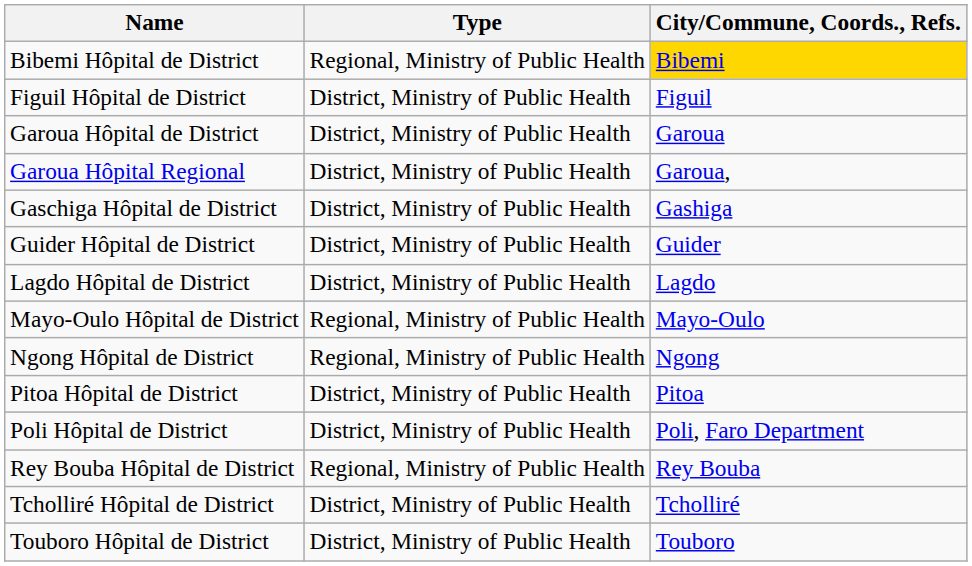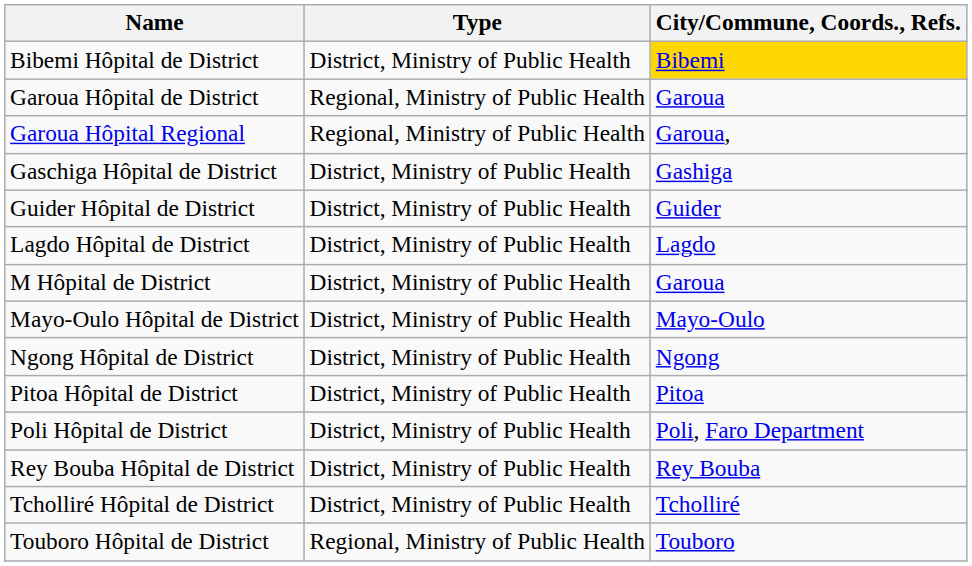(477, 60) Regional, Ministry of Public Health -> (470, 60) District, Ministry of Public Health
- row: (128, 97)
(470, 134) District, Ministry of Public Health -> (477, 97) Regional, Ministry of Public Health
(470, 171) District, Ministry of Public Health -> (477, 134) Regional, Ministry of Public Health
+ row: (110, 282)
(477, 319) Regional, Ministry of Public Health -> (470, 319) District, Ministry of Public Health
(477, 356) Regional, Ministry of Public Health -> (470, 356) District, Ministry of Public Health
(477, 467) Regional, Ministry of Public Health -> (470, 467) District, Ministry of Public Health
(470, 541) District, Ministry of Public Health -> (477, 541) Regional, Ministry of Public Health
